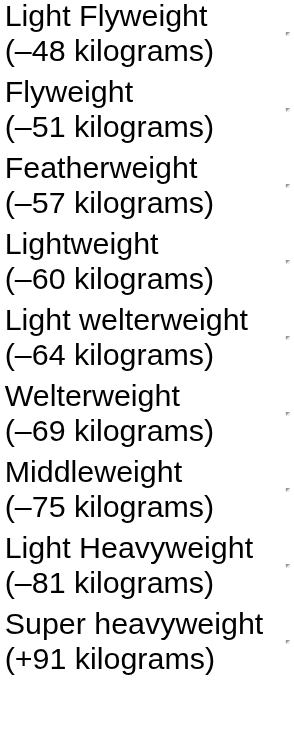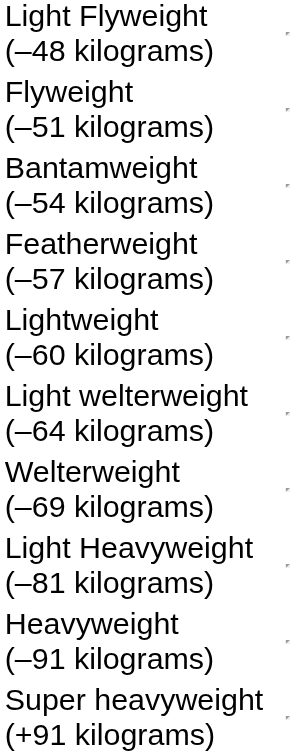+ row: (109, 185)
- row: (109, 489)
+ row: (109, 641)
